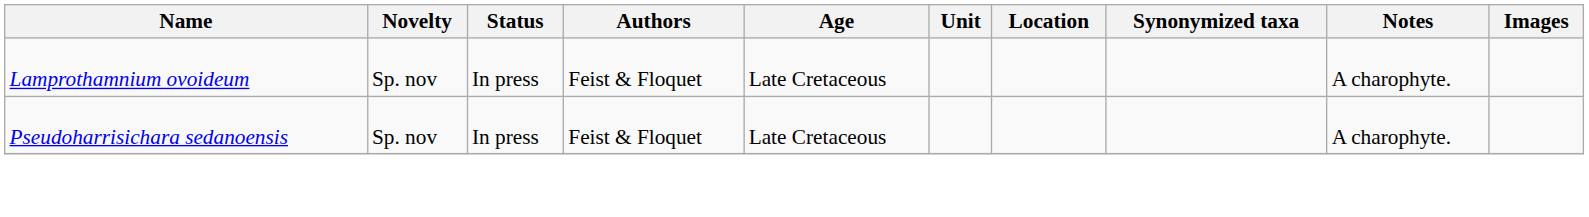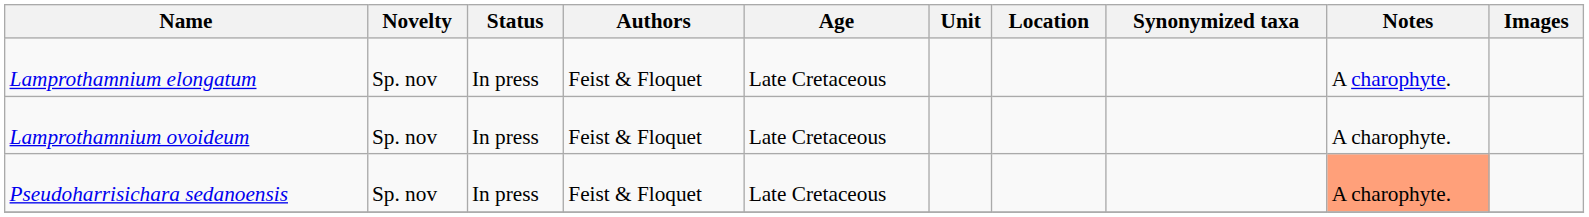+ row: (133, 79)
(1391, 136) no background -> (1391, 194) lightsalmon background
